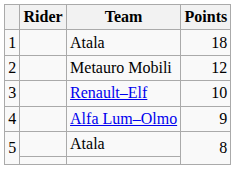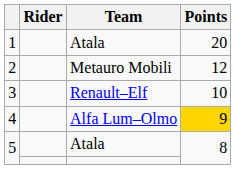(219, 42) 18 -> (219, 42) 20
(223, 118) no background -> (223, 118) gold background
